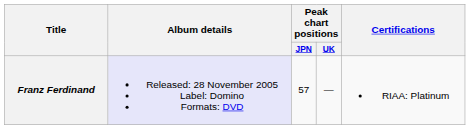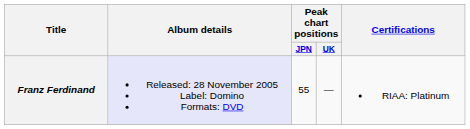(304, 90) 57 -> (304, 90) 55
